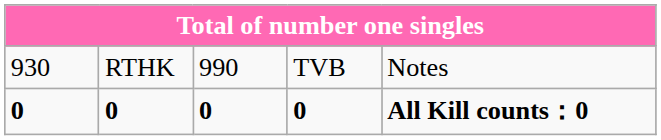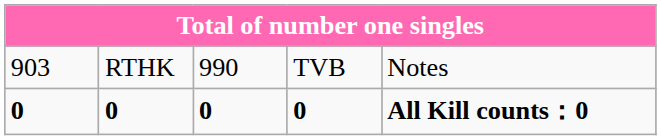(31, 66) 930 -> (31, 66) 903
